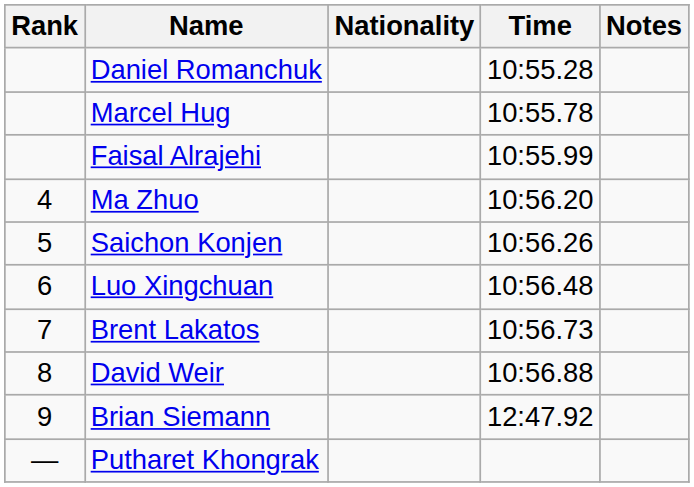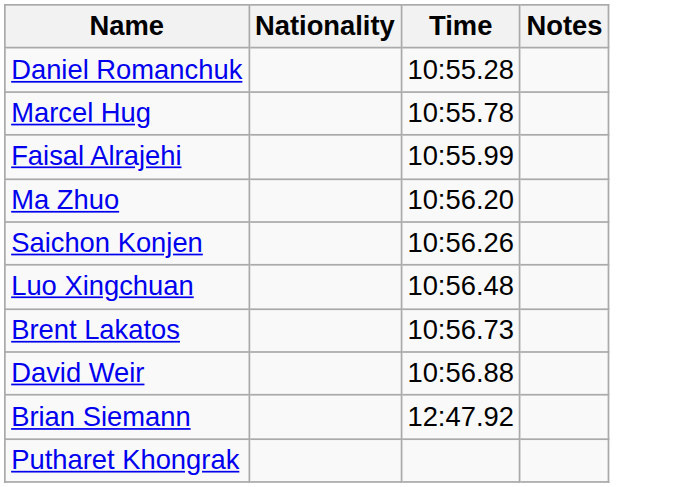- column: (45, 26)
